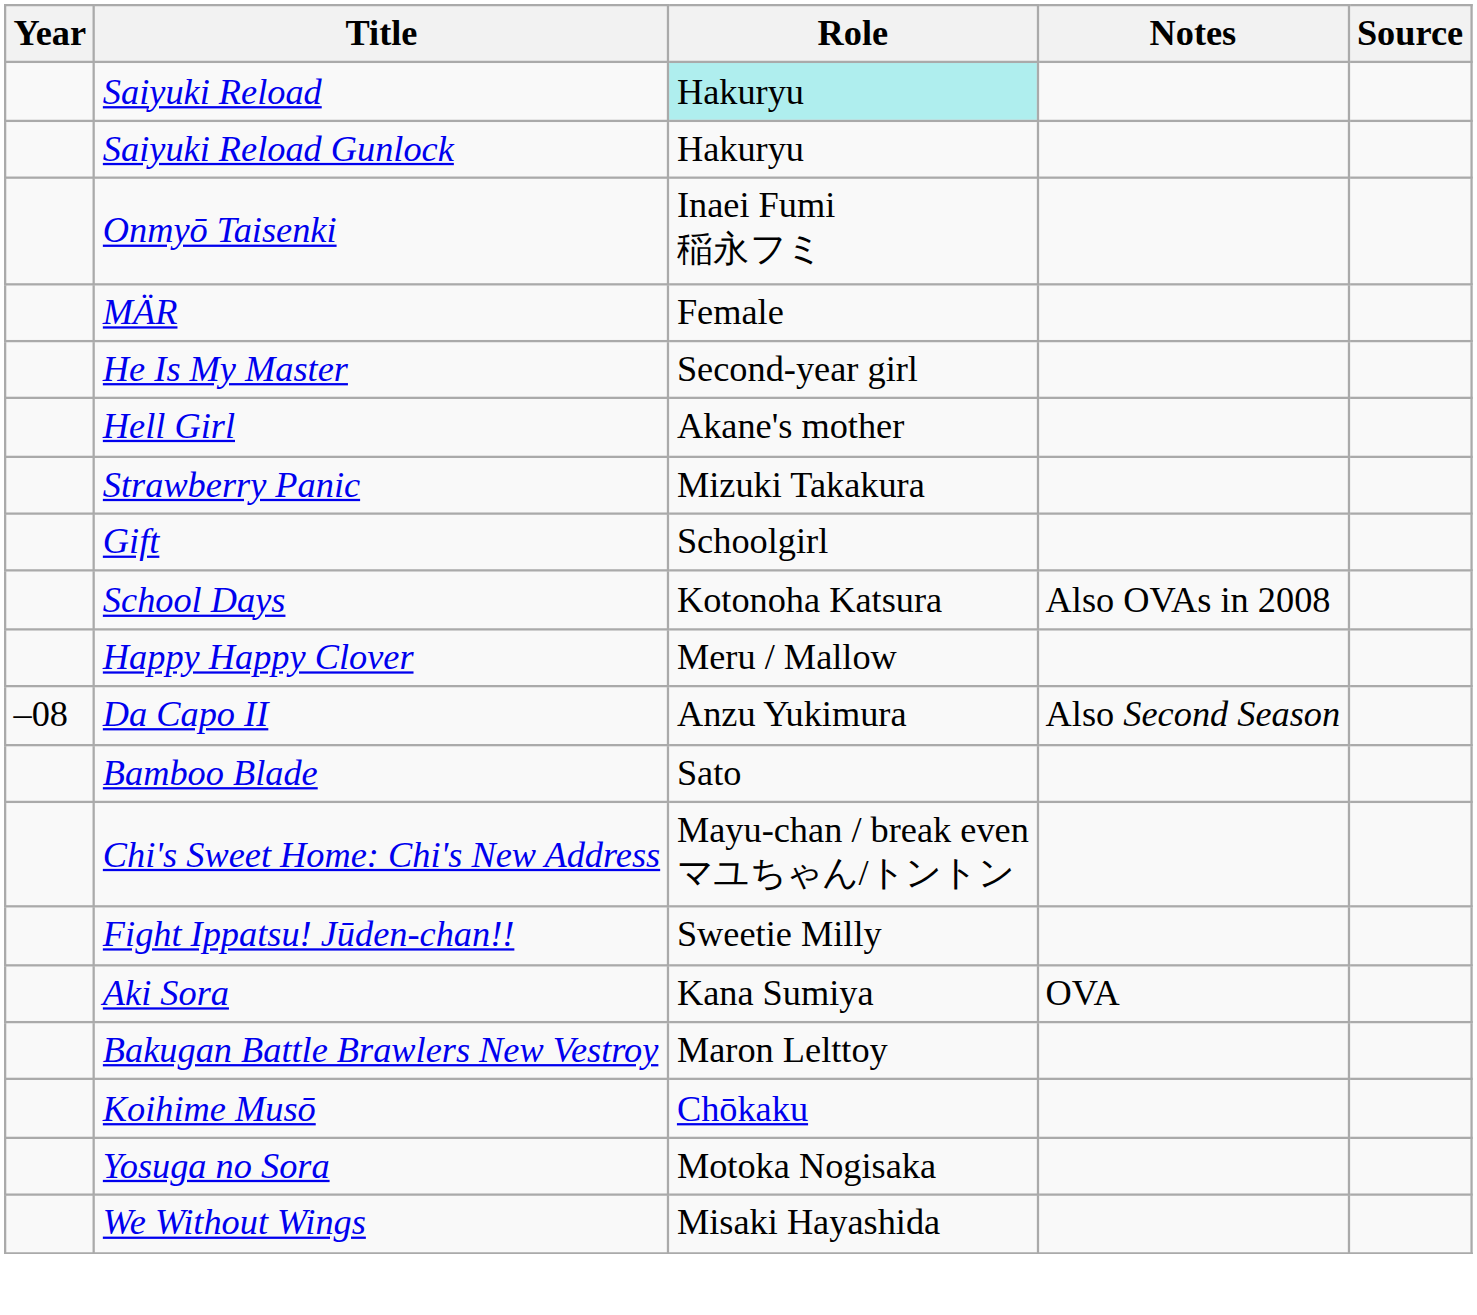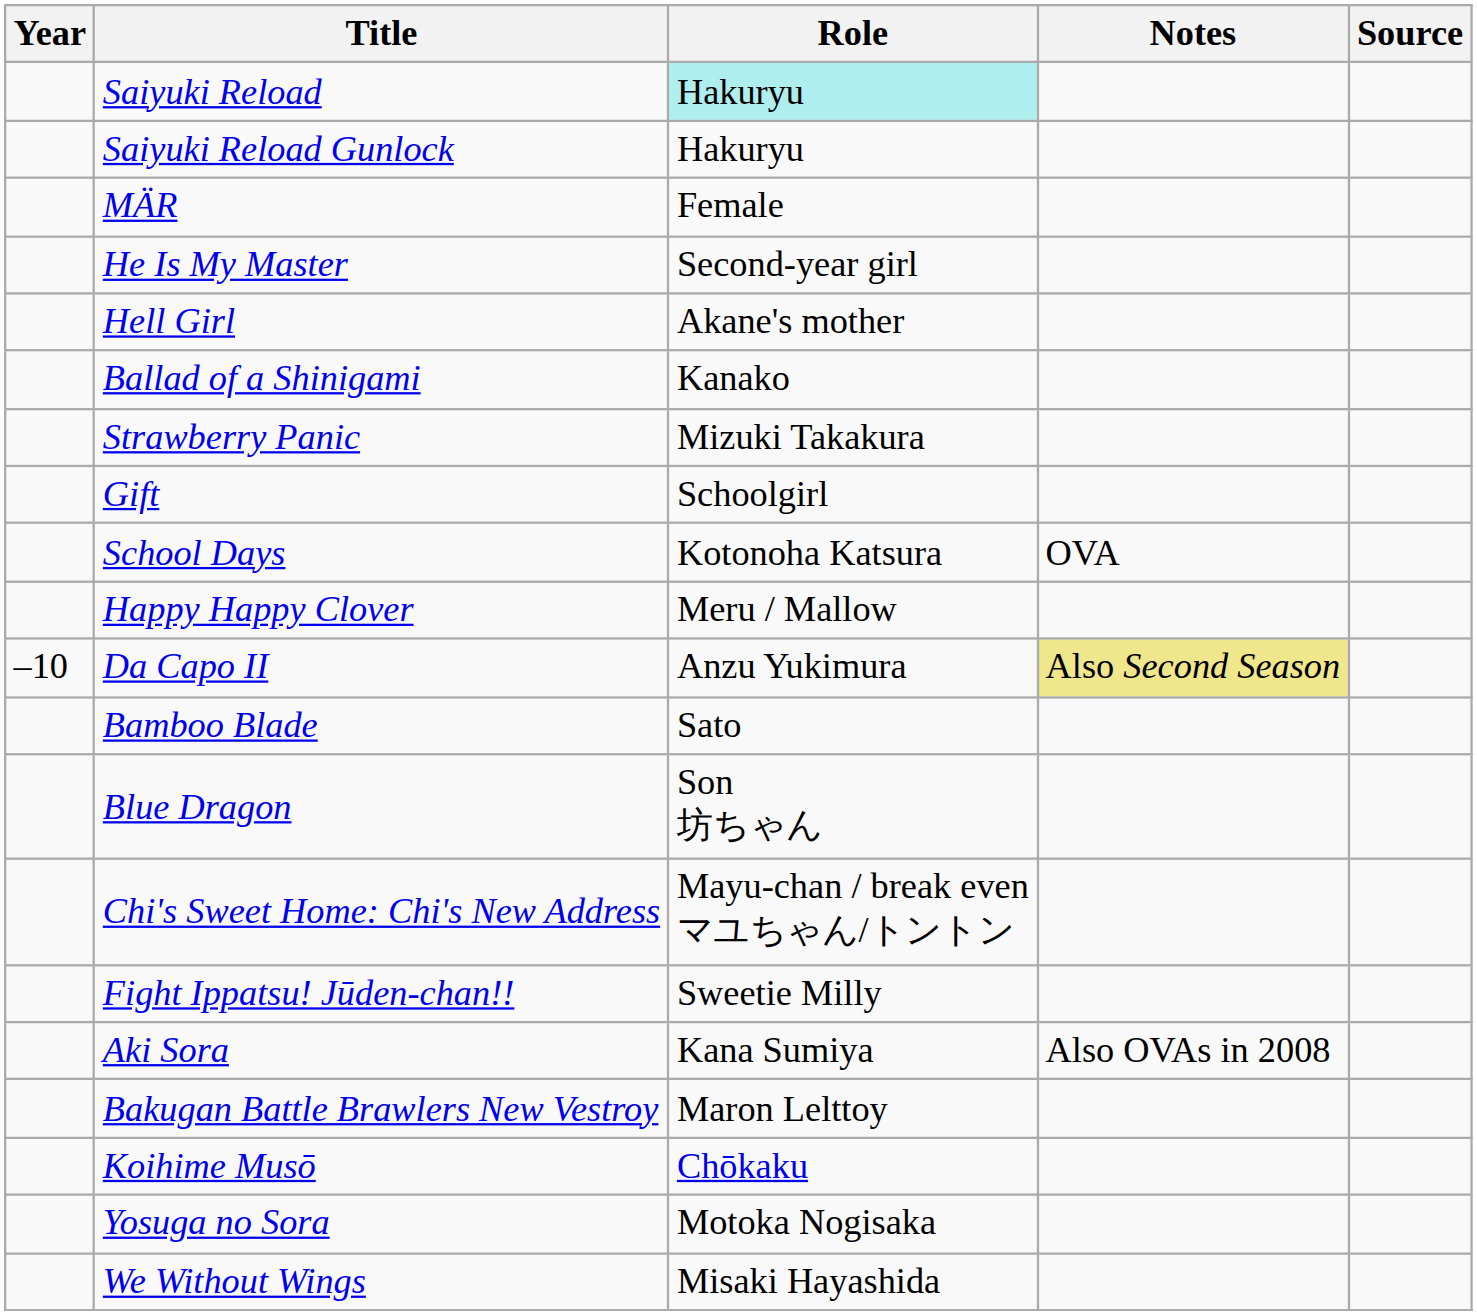- row: (220, 229)
+ row: (262, 378)
(1188, 599) Also OVAs in 2008 -> (1083, 551) OVA
(41, 714) –08 -> (41, 666) –10
(1193, 714) no background -> (1193, 666) khaki background
+ row: (197, 805)
(1083, 992) OVA -> (1188, 1050) Also OVAs in 2008
